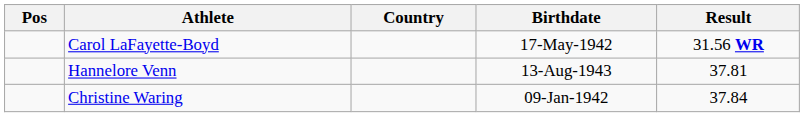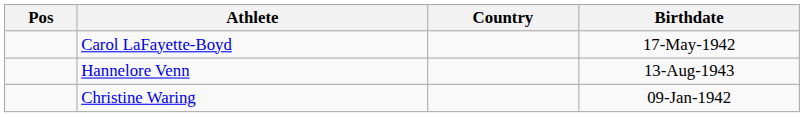- column: (728, 17)
